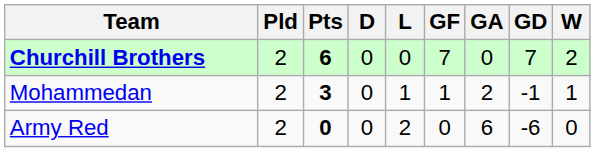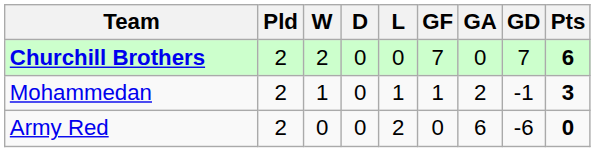columns swapped: (571, 22) <-> (325, 22)
